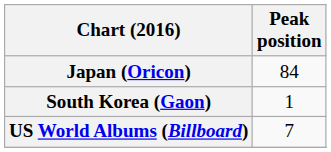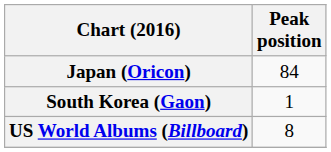(289, 131) 7 -> (289, 131) 8
